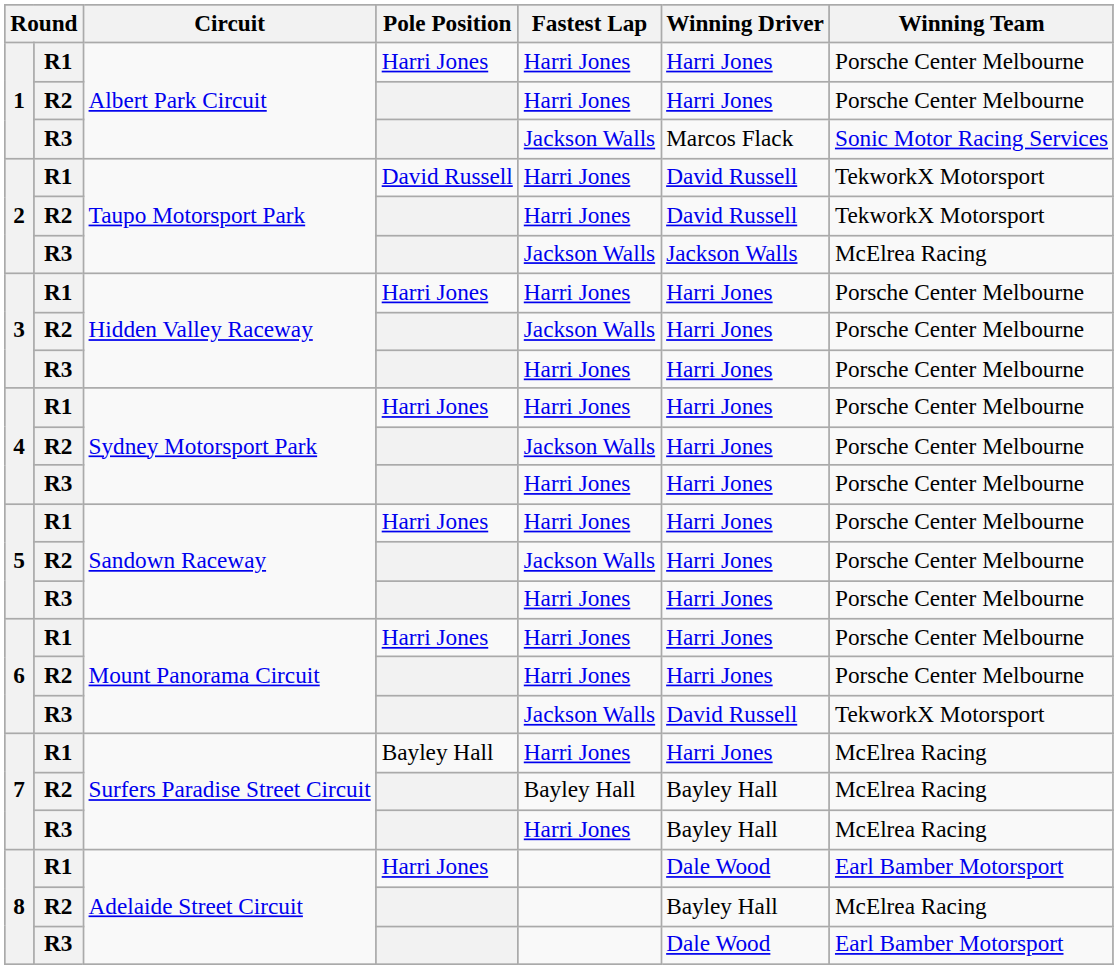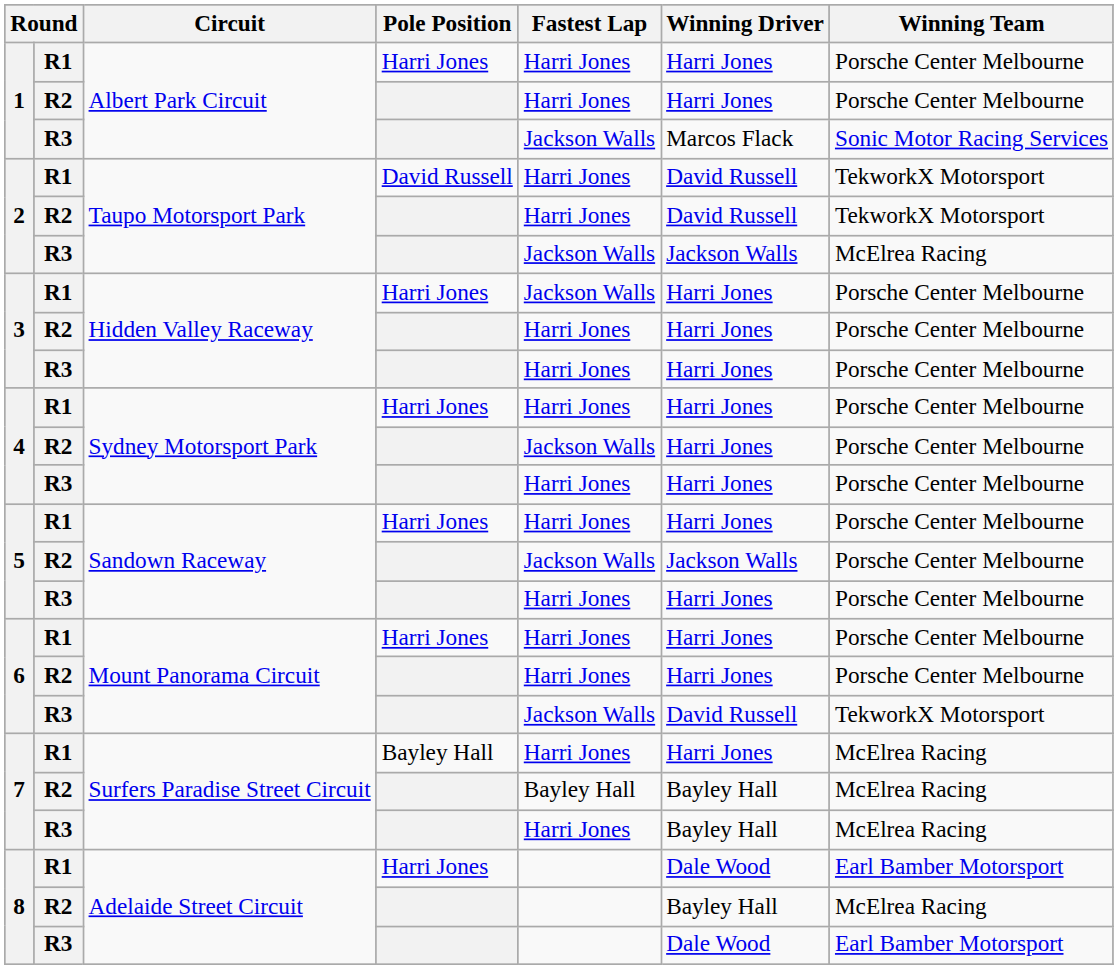(577, 291) Harri Jones -> (589, 291) Jackson Walls
(589, 330) Jackson Walls -> (577, 330) Harri Jones
(719, 560) Harri Jones -> (732, 560) Jackson Walls
